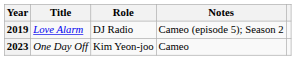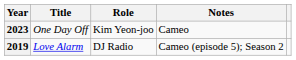rows swapped: (18, 30) <-> (18, 47)
